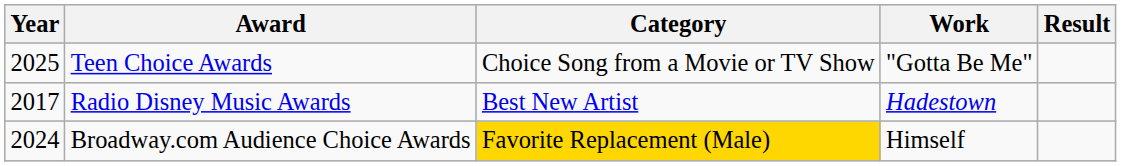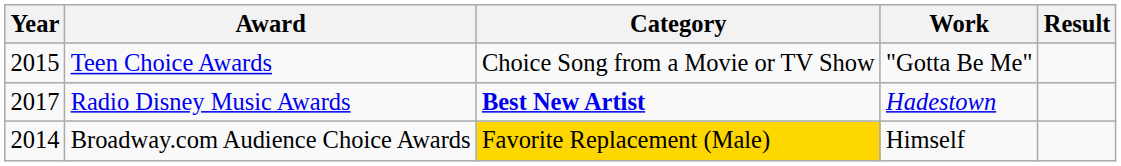(35, 62) 2025 -> (35, 62) 2015
(560, 101) normal -> (563, 101) bold
(35, 140) 2024 -> (35, 140) 2014
